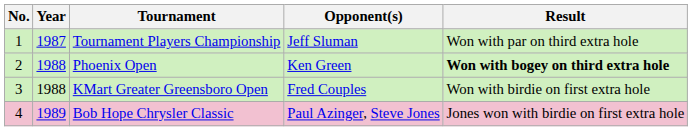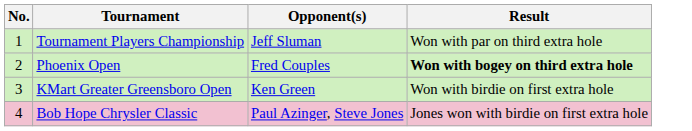- column: (51, 16)
(319, 65) Ken Green -> (290, 65) Fred Couples
(327, 89) Fred Couples -> (283, 89) Ken Green
